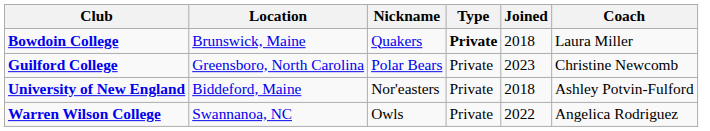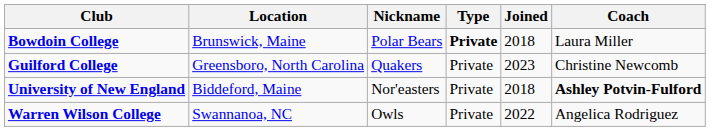(397, 41) Quakers -> (407, 41) Polar Bears
(407, 65) Polar Bears -> (397, 65) Quakers
(624, 89) normal -> (628, 89) bold
